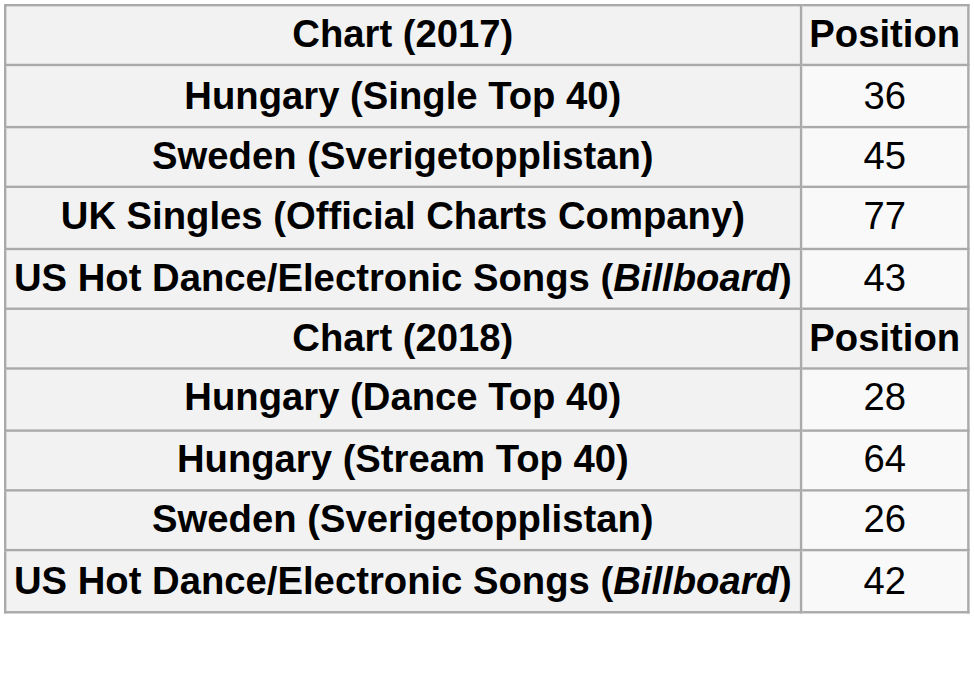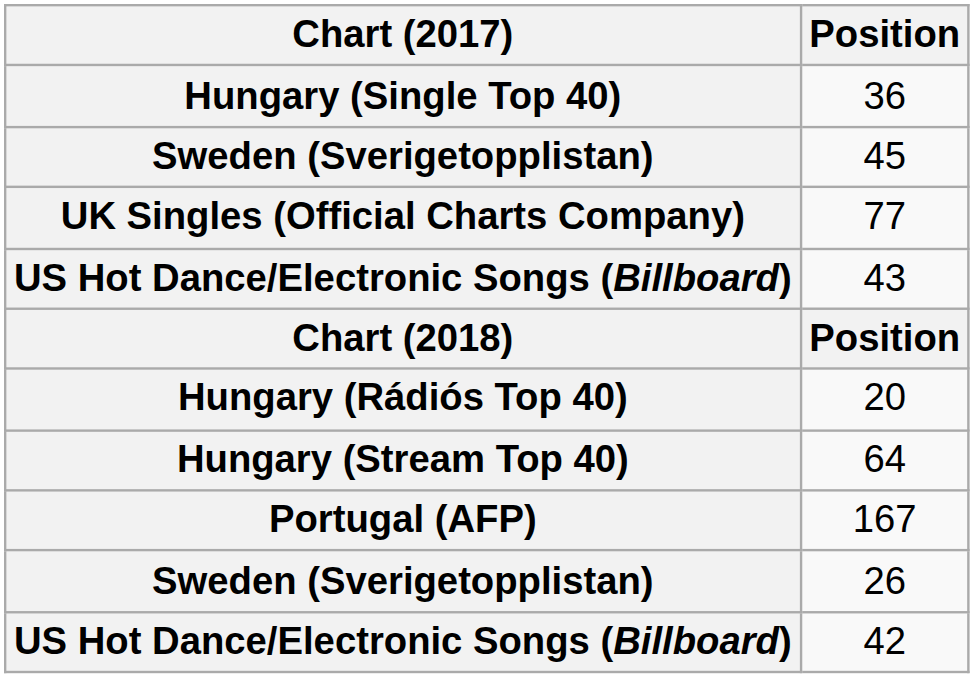- row: (885, 398)
+ row: (885, 398)
+ row: (885, 519)
